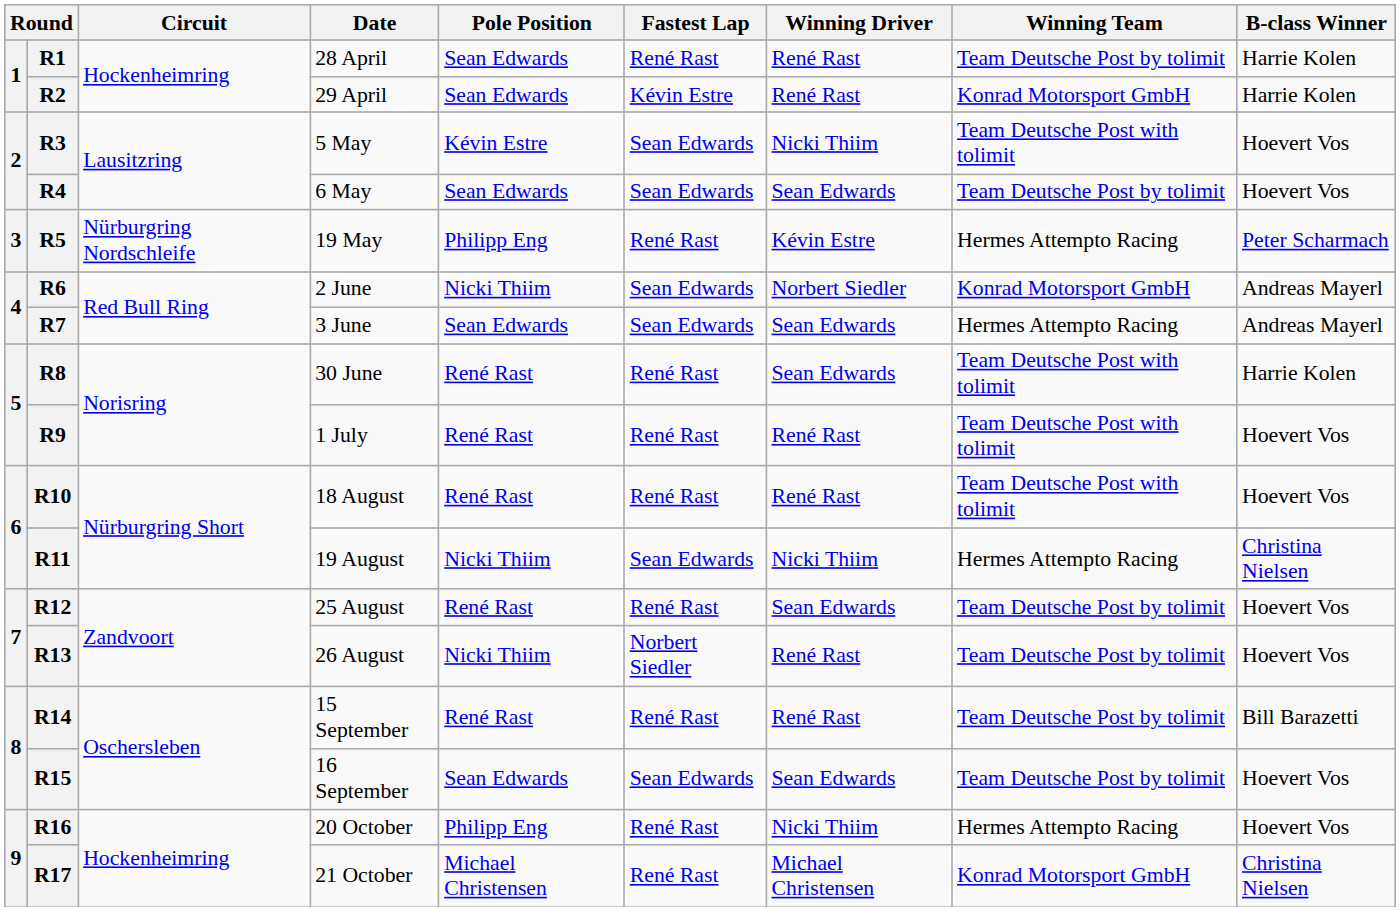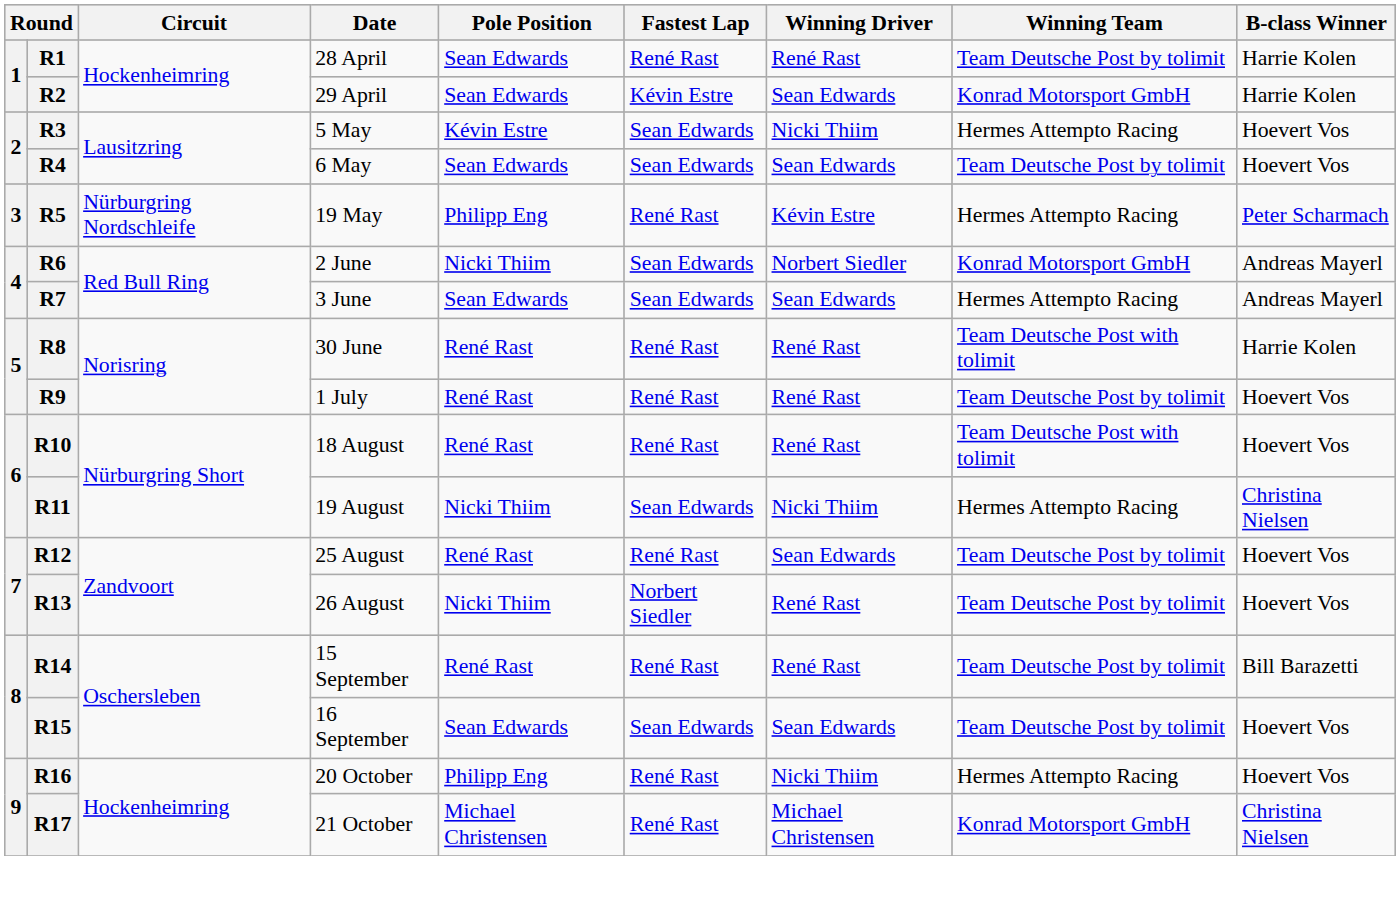(816, 93) René Rast -> (833, 93) Sean Edwards
(1068, 142) Team Deutsche Post with tolimit -> (1068, 129) Hermes Attempto Racing
(833, 373) Sean Edwards -> (816, 347) René Rast
(1068, 434) Team Deutsche Post with tolimit -> (1091, 396) Team Deutsche Post by tolimit
